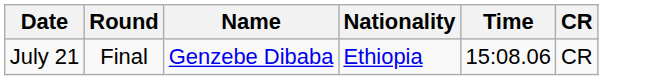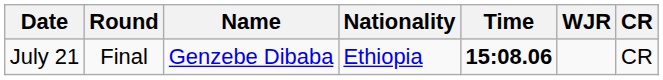+ column: (587, 21)
(508, 56) normal -> (509, 56) bold
